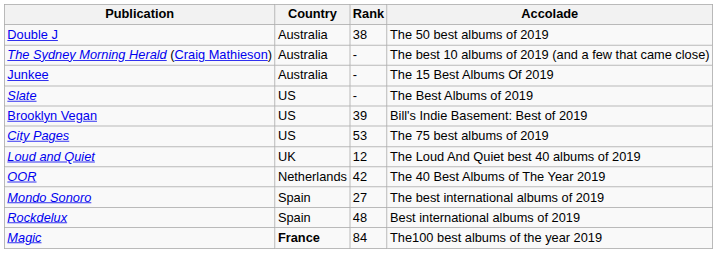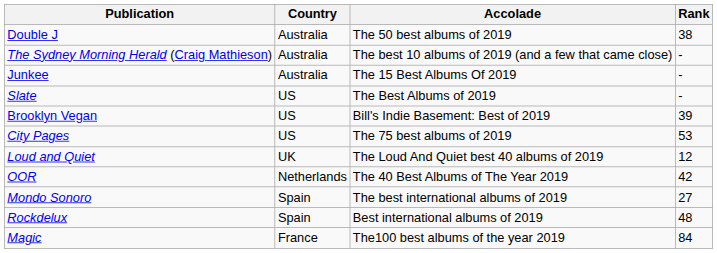columns swapped: (550, 14) <-> (368, 14)
(299, 237) bold -> (298, 237) normal
